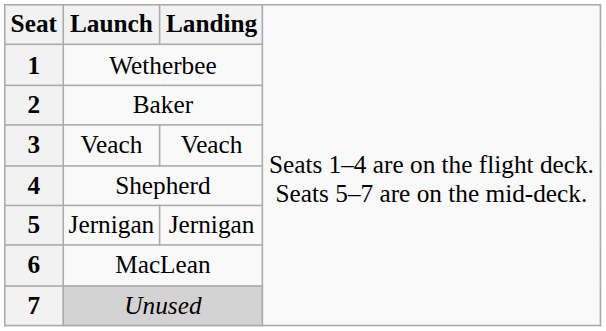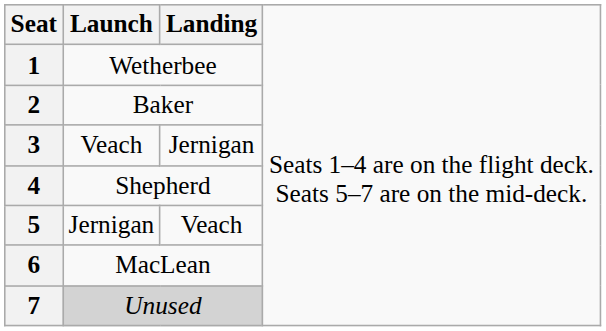(212, 144) Veach -> (212, 144) Jernigan
(212, 225) Jernigan -> (212, 225) Veach
